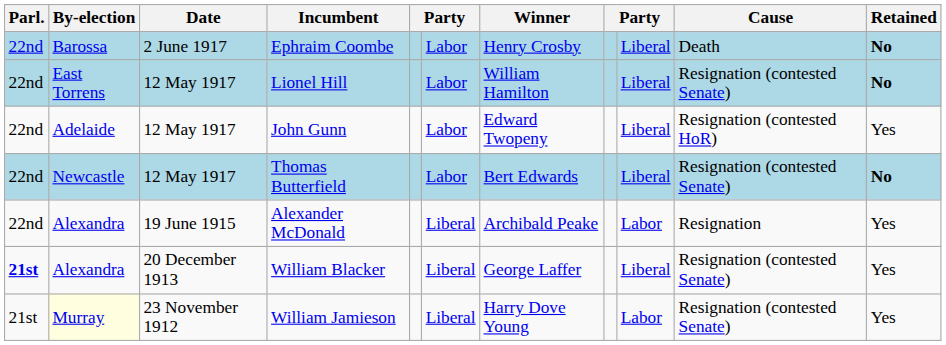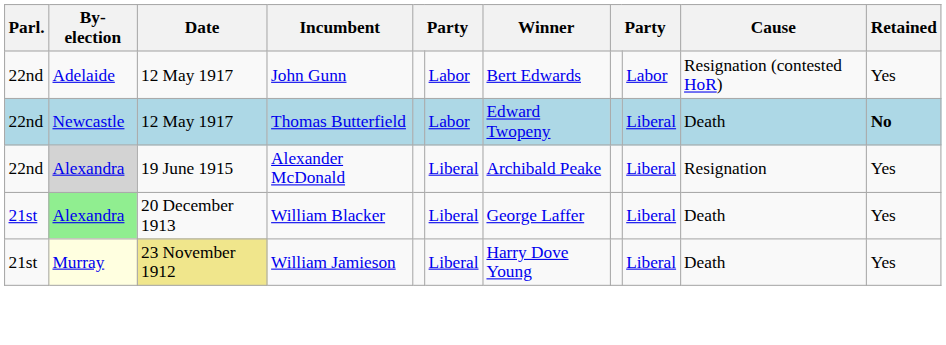- row: (332, 45)
- row: (309, 82)
(516, 129) Edward Twopeny -> (534, 74) Bert Edwards
(646, 129) Liberal -> (647, 74) Labor
(531, 176) Bert Edwards -> (518, 121) Edward Twopeny
(758, 176) Resignation (contested Senate) -> (705, 121) Death
(88, 223) no background -> (88, 168) lightgrey background
(641, 223) Labor -> (651, 168) Liberal
(23, 270) bold -> (23, 215) normal
(88, 270) no background -> (88, 215) lightgreen background
(758, 270) Resignation (contested Senate) -> (705, 215) Death
(191, 316) no background -> (188, 262) khaki background
(641, 316) Labor -> (651, 262) Liberal
(758, 316) Resignation (contested Senate) -> (705, 262) Death
